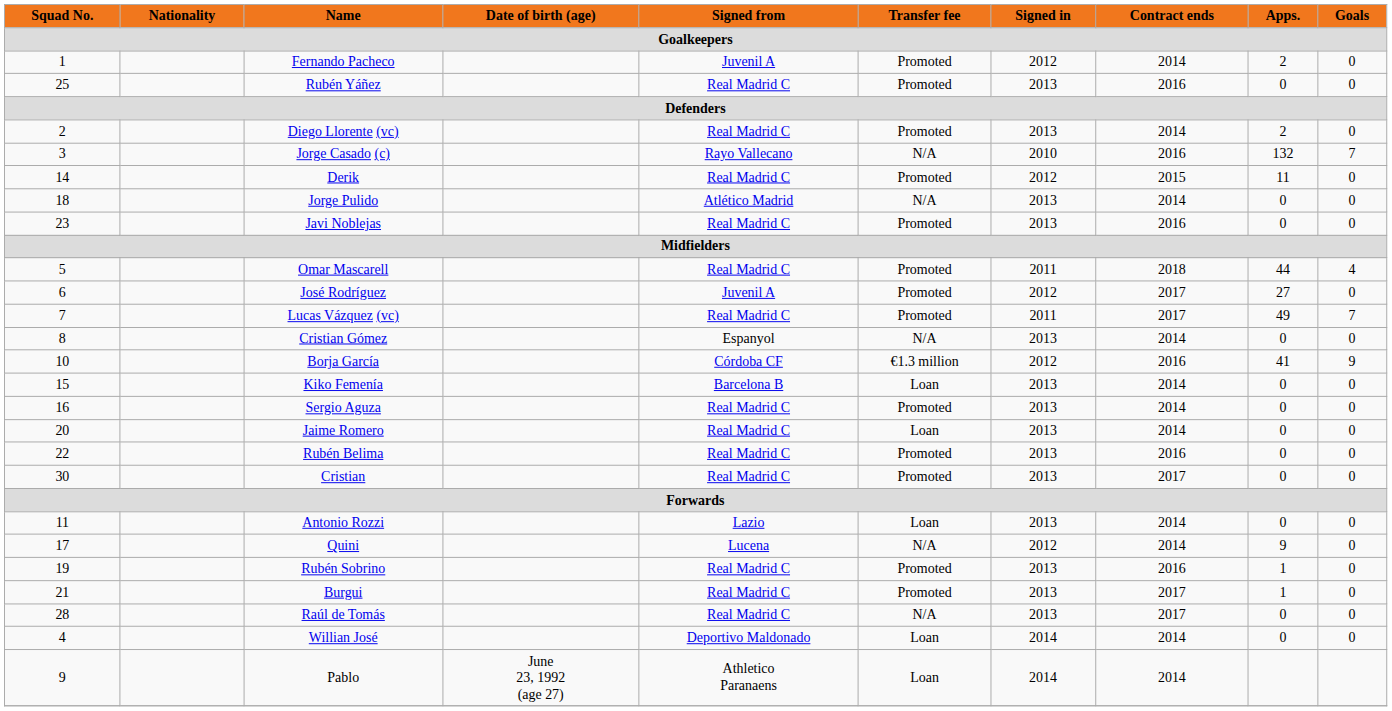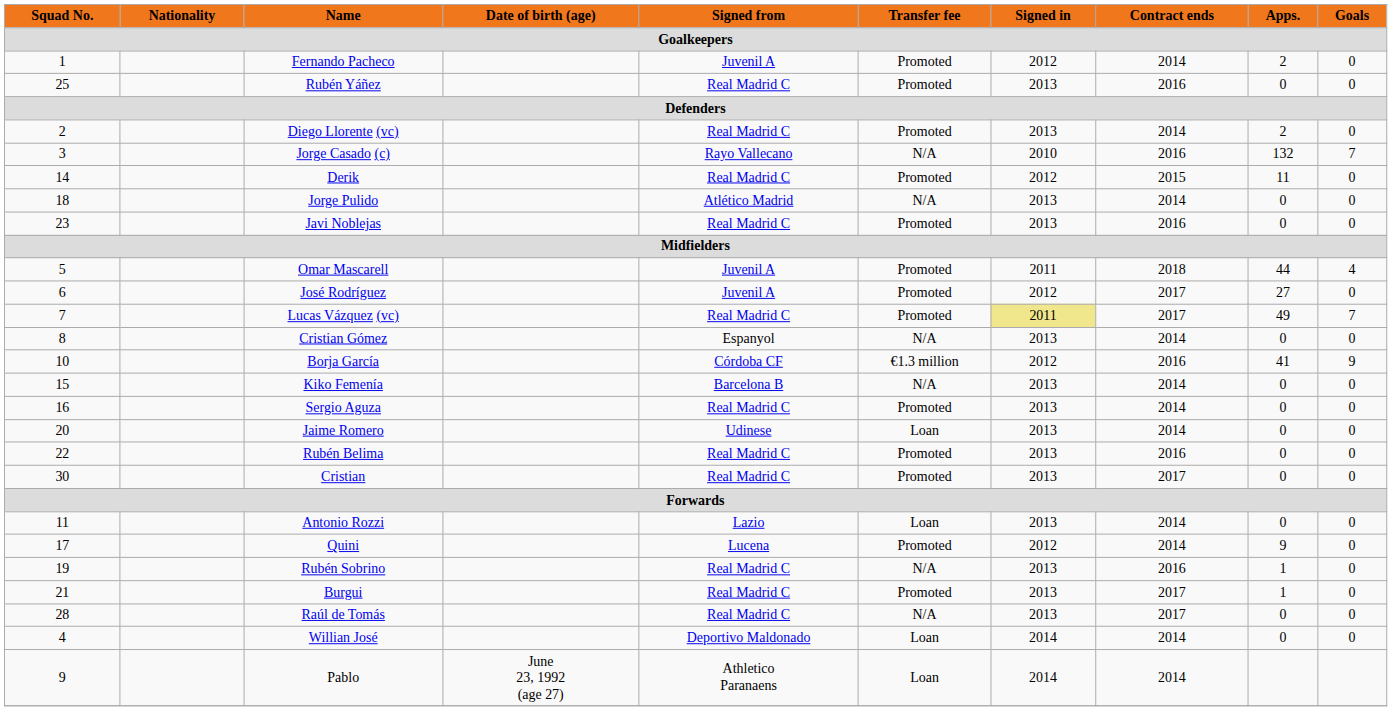(749, 269) Real Madrid C -> (749, 269) Juvenil A
(1043, 315) no background -> (1043, 315) khaki background
(925, 385) Loan -> (925, 385) N/A
(749, 431) Real Madrid C -> (749, 431) Udinese
(925, 546) N/A -> (925, 546) Promoted
(925, 569) Promoted -> (925, 569) N/A
